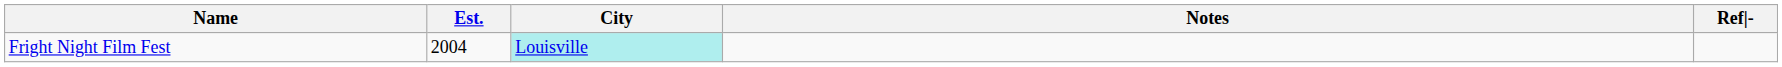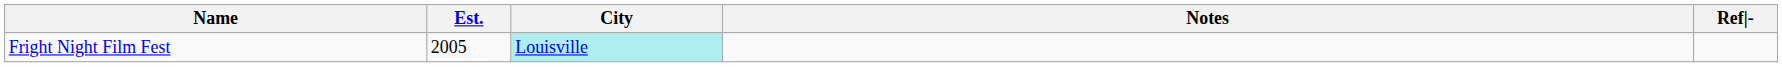(449, 47) 2004 -> (449, 47) 2005
